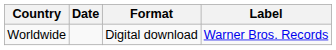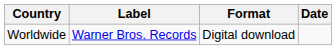columns swapped: (86, 14) <-> (266, 14)
